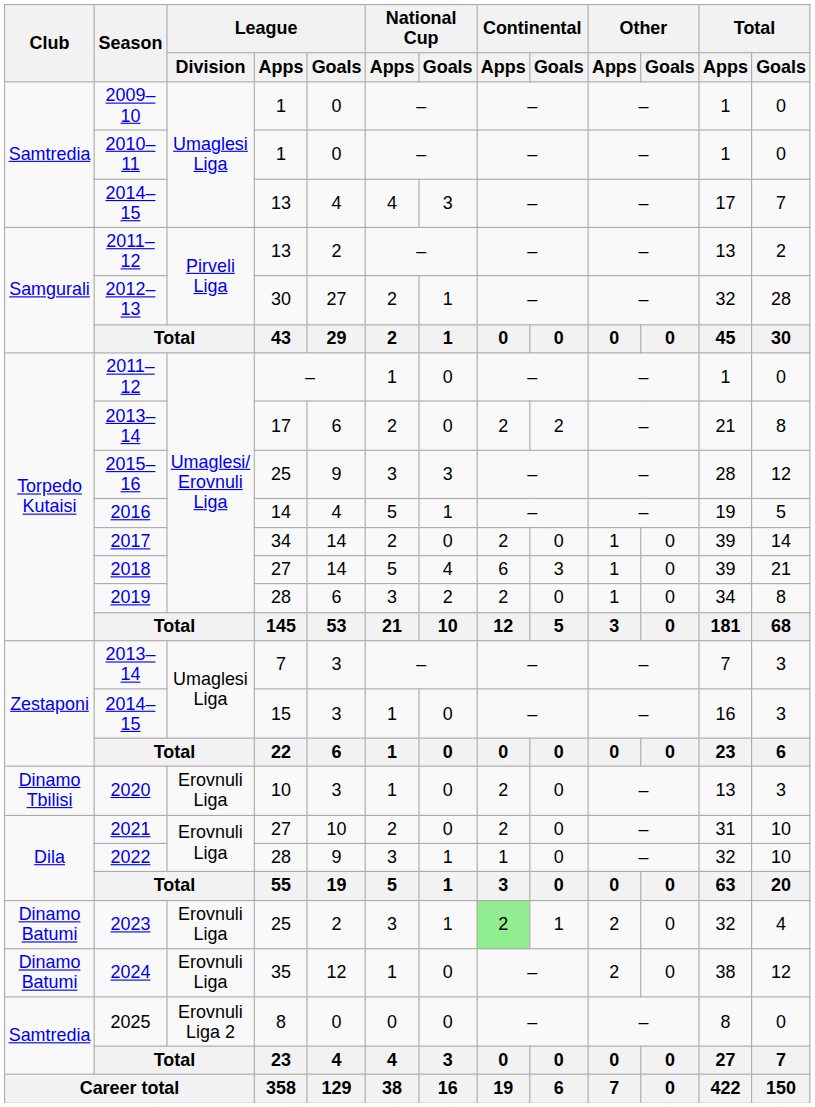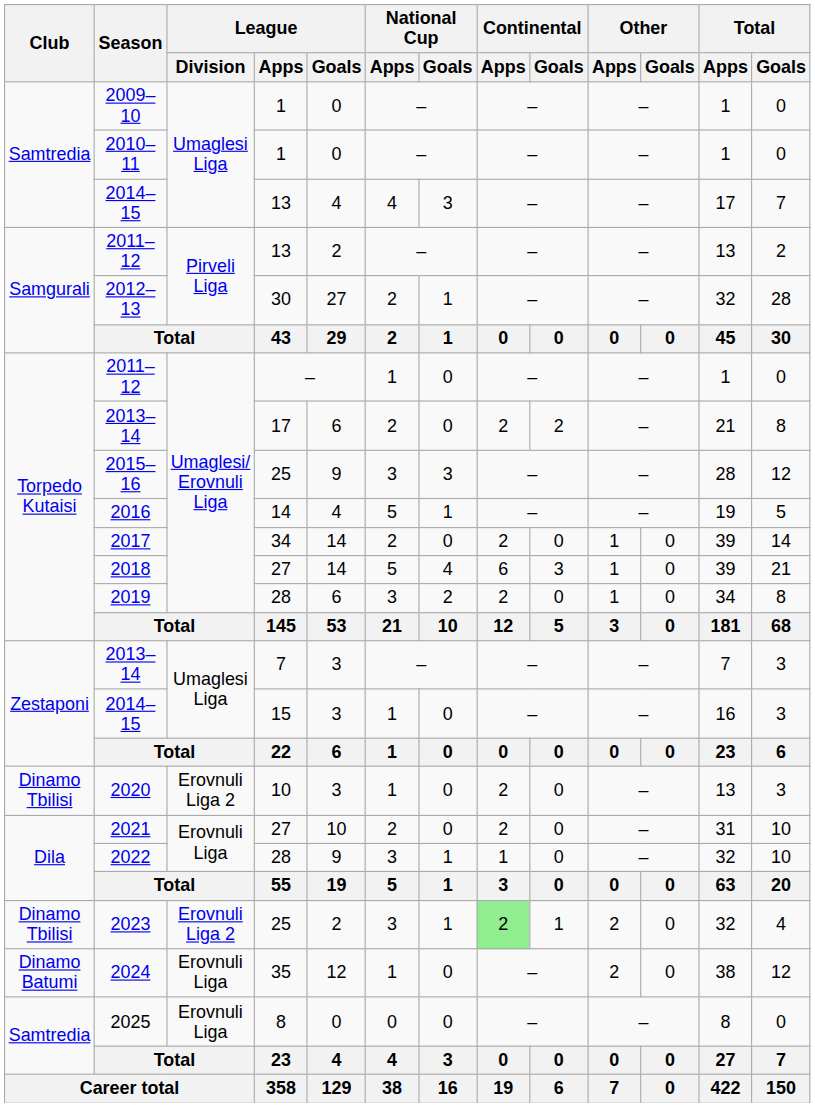(210, 790) Erovnuli Liga -> (210, 790) Erovnuli Liga 2
(50, 924) Dinamo Batumi -> (50, 924) Dinamo Tbilisi
(210, 924) Erovnuli Liga -> (210, 924) Erovnuli Liga 2
(210, 1021) Erovnuli Liga 2 -> (210, 1021) Erovnuli Liga
